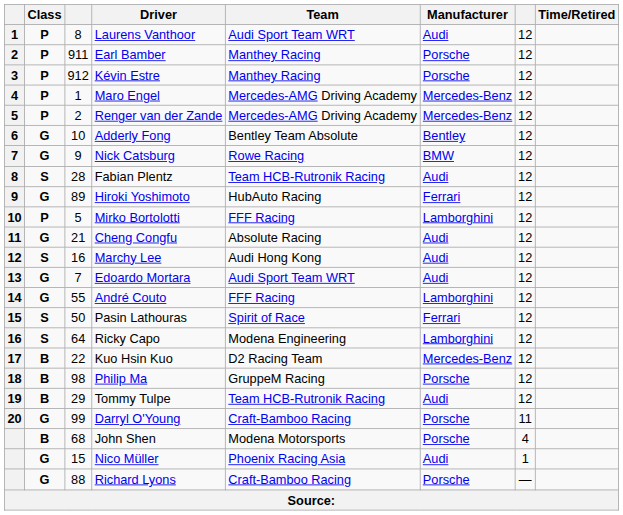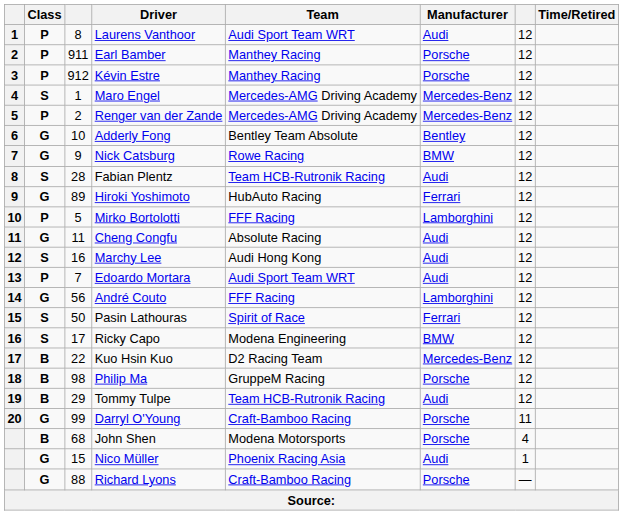(45, 96) P -> (45, 96) S
(78, 237) 21 -> (78, 237) 11
(45, 277) G -> (45, 277) P
(78, 298) 55 -> (78, 298) 56
(78, 338) 64 -> (78, 338) 17
(458, 338) Lamborghini -> (438, 338) BMW
